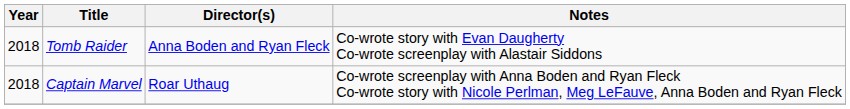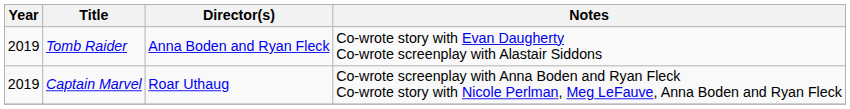(24, 46) 2018 -> (24, 46) 2019
(24, 84) 2018 -> (24, 84) 2019
